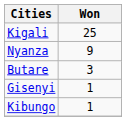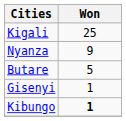(90, 70) 3 -> (90, 70) 5
(90, 107) normal -> (90, 107) bold
